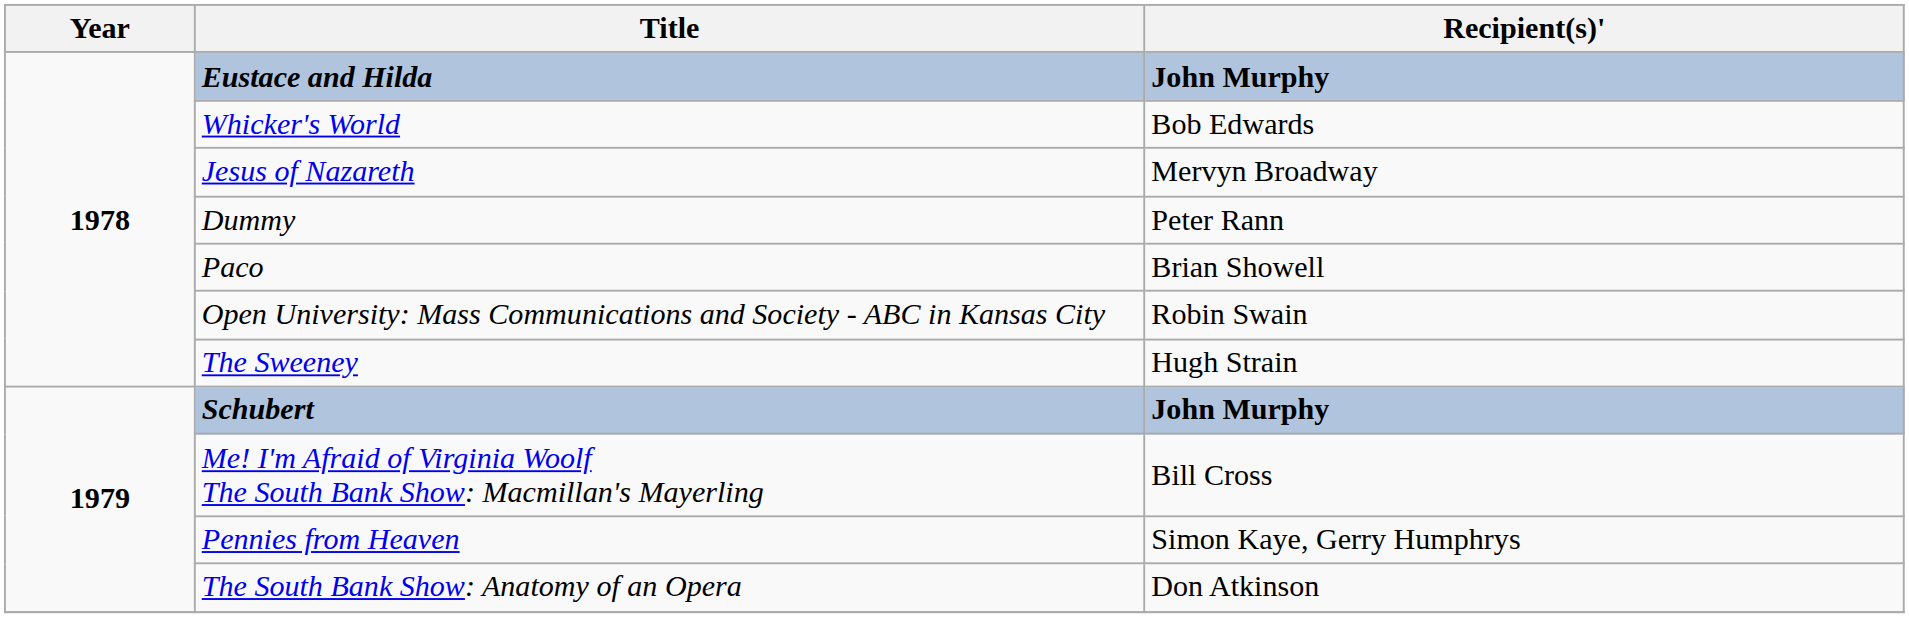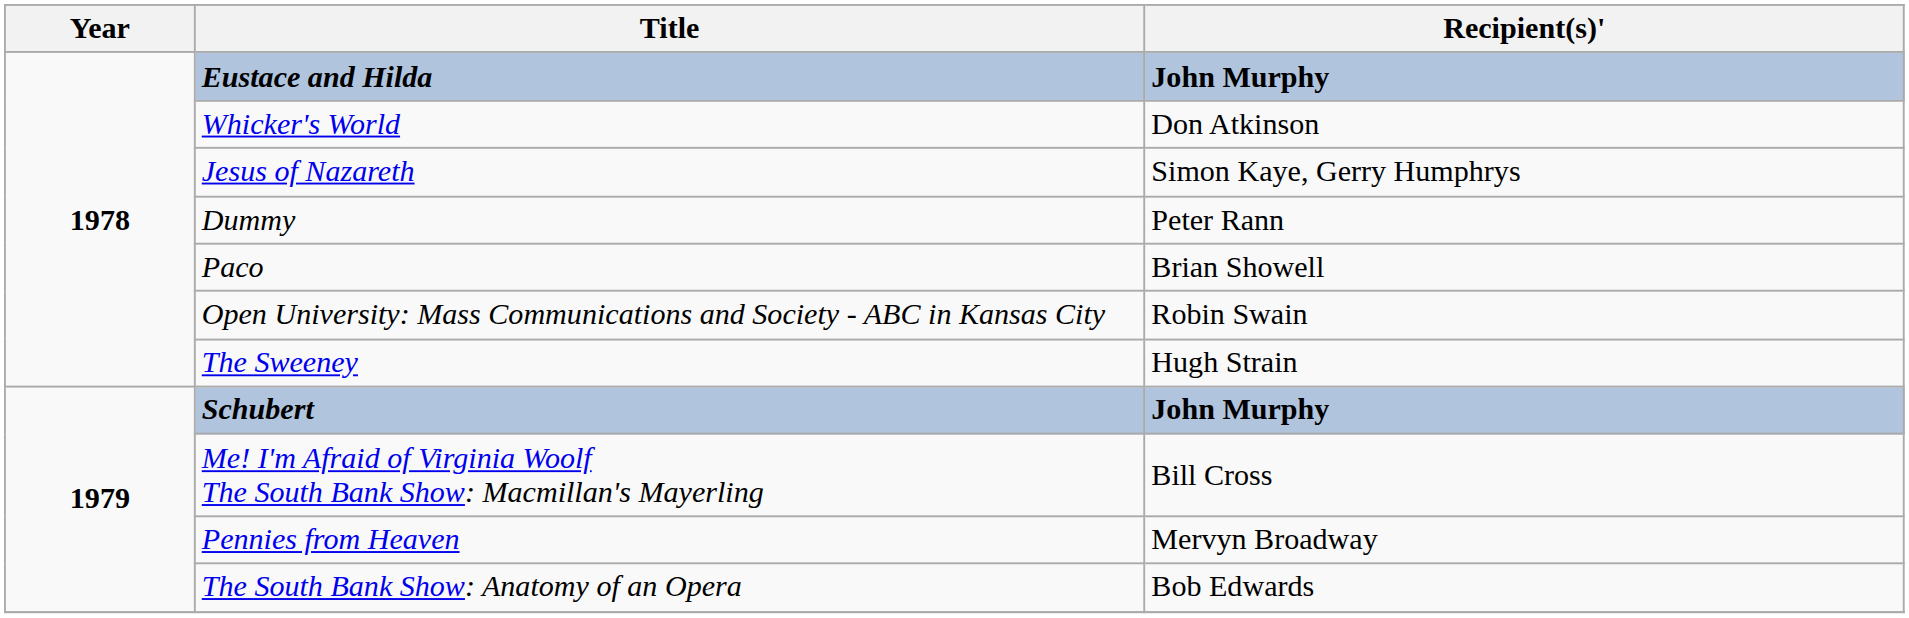(1233, 123) Bob Edwards -> (1235, 123) Don Atkinson
(1265, 171) Mervyn Broadway -> (1336, 171) Simon Kaye, Gerry Humphrys
(1336, 539) Simon Kaye, Gerry Humphrys -> (1265, 539) Mervyn Broadway
(1235, 586) Don Atkinson -> (1233, 586) Bob Edwards
